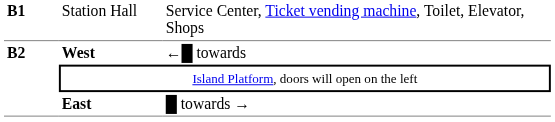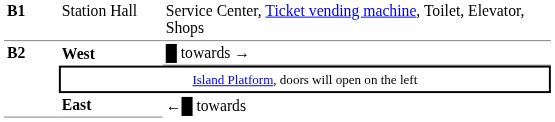(206, 52) ←█ towards -> (208, 52) █ towards →
(208, 103) █ towards → -> (206, 105) ←█ towards
